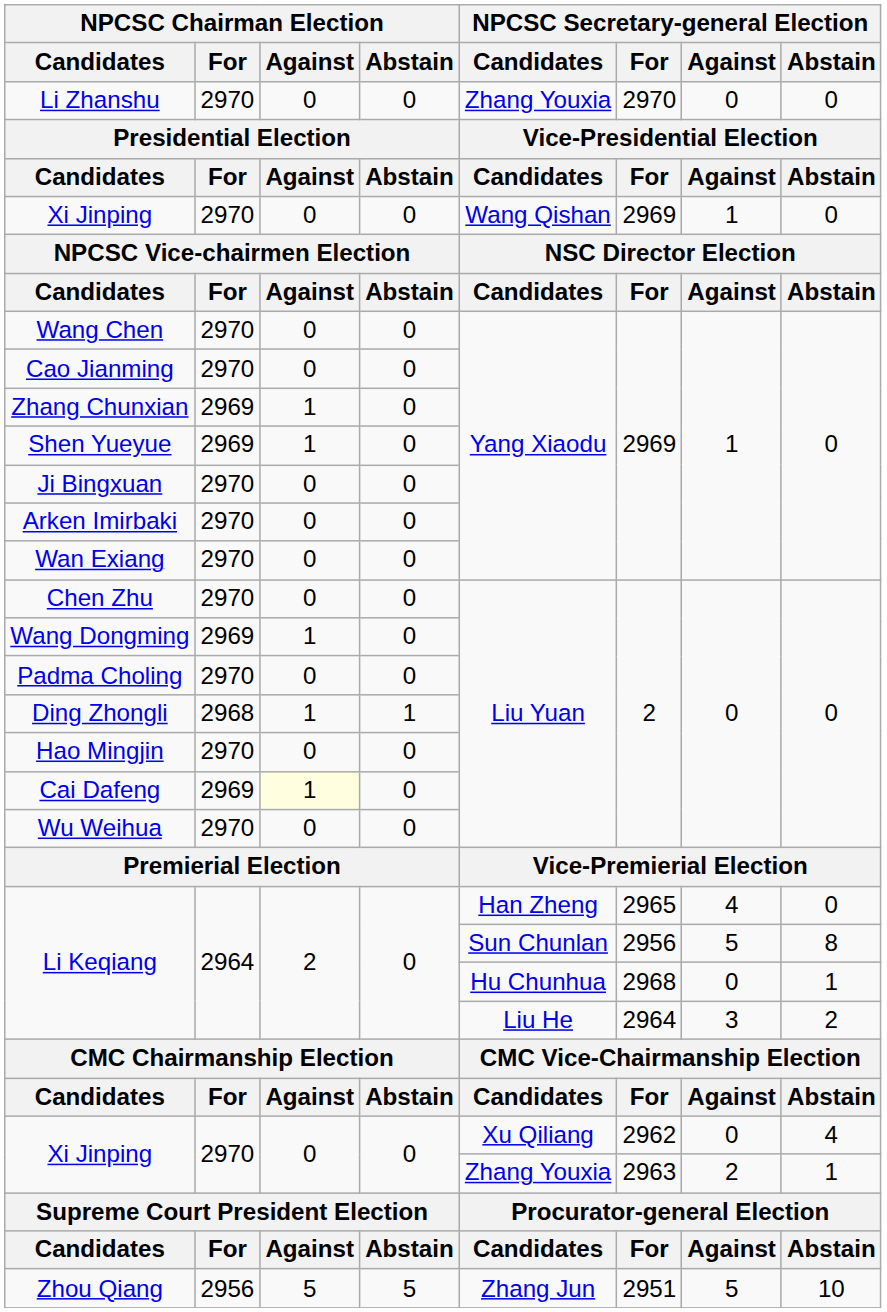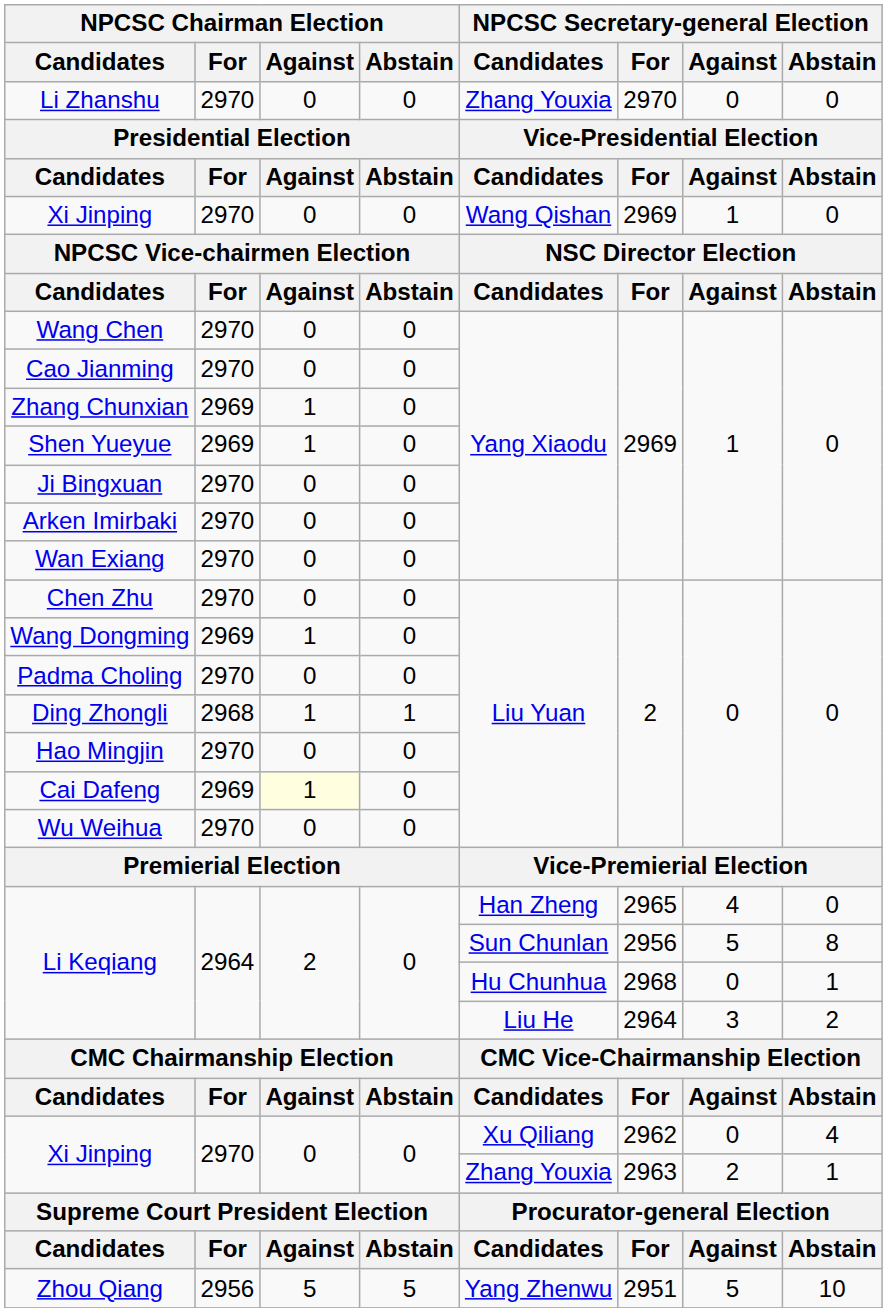(538, 1288) Zhang Jun -> (539, 1288) Yang Zhenwu
